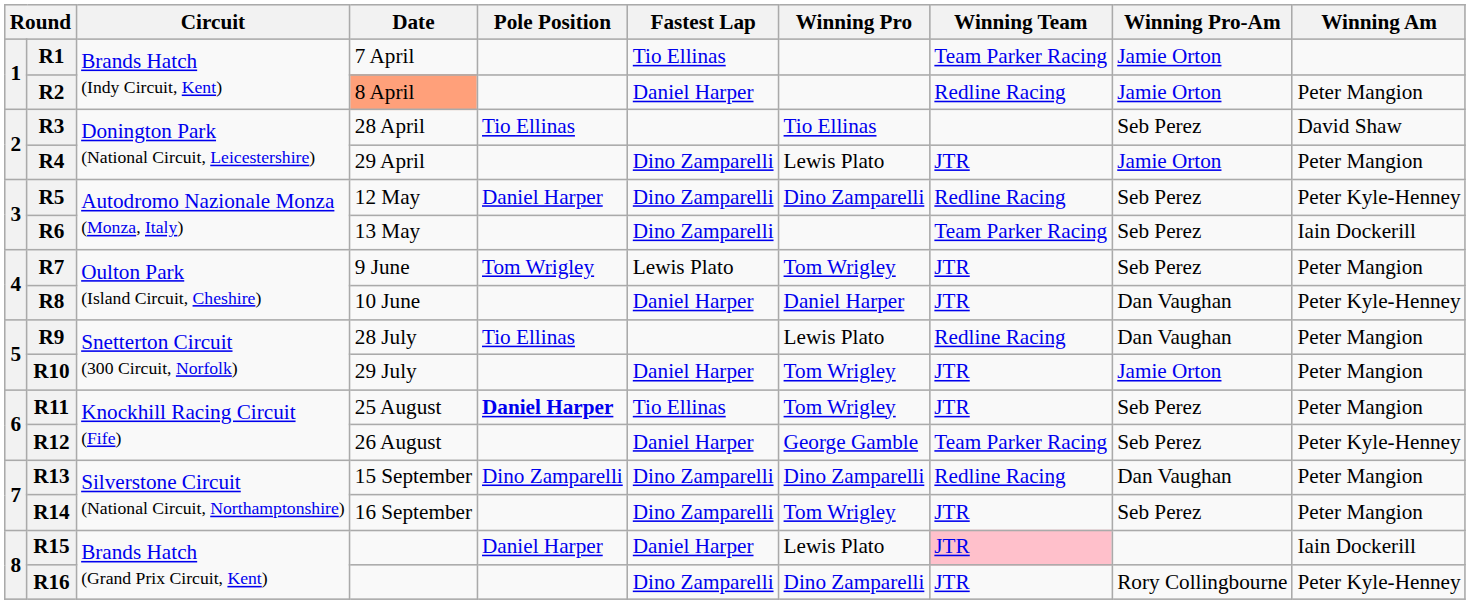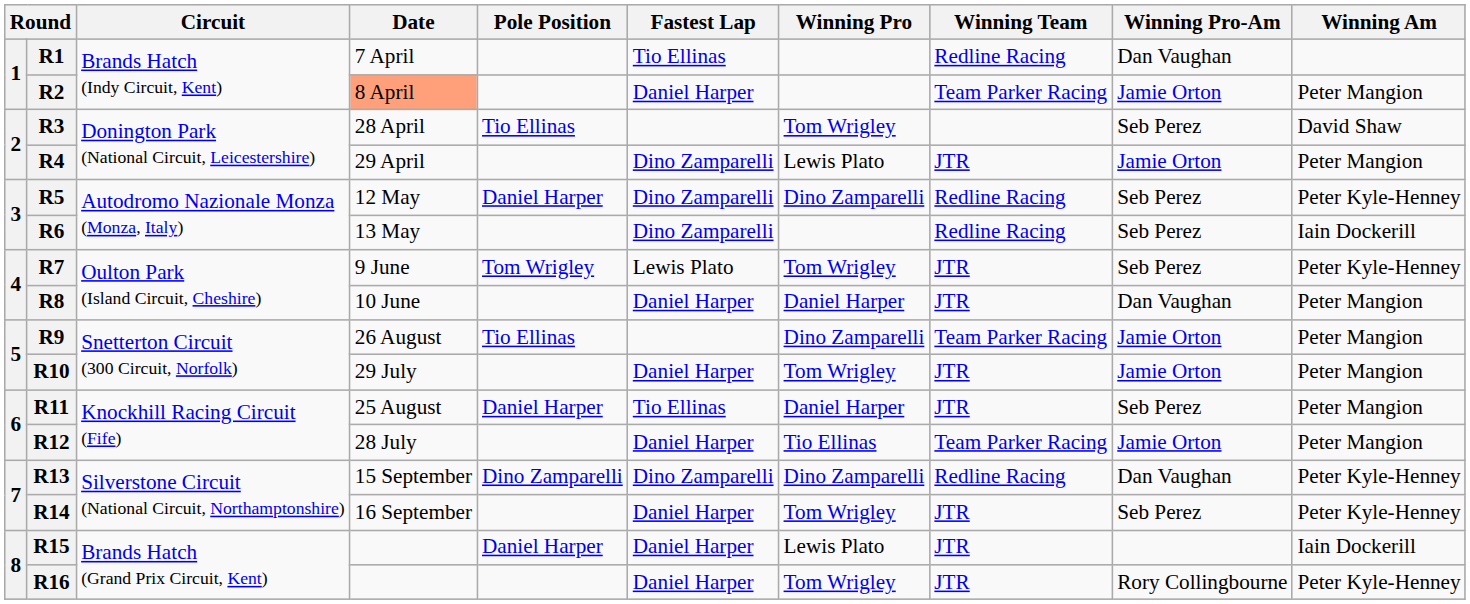(1021, 56) Team Parker Racing -> (1000, 56) Redline Racing
(1169, 56) Jamie Orton -> (1174, 56) Dan Vaughan
(1000, 91) Redline Racing -> (1021, 91) Team Parker Racing
(830, 126) Tio Ellinas -> (840, 126) Tom Wrigley
(1021, 231) Team Parker Racing -> (1000, 231) Redline Racing
(1360, 266) Peter Mangion -> (1379, 266) Peter Kyle-Henney
(1379, 301) Peter Kyle-Henney -> (1360, 301) Peter Mangion
(386, 336) 28 July -> (398, 336) 26 August
(834, 336) Lewis Plato -> (854, 336) Dino Zamparelli
(1000, 336) Redline Racing -> (1021, 336) Team Parker Racing
(1174, 336) Dan Vaughan -> (1169, 336) Jamie Orton
(548, 406) bold -> (542, 406) normal
(840, 406) Tom Wrigley -> (844, 406) Daniel Harper
(398, 441) 26 August -> (386, 441) 28 July
(851, 441) George Gamble -> (830, 441) Tio Ellinas
(1159, 441) Seb Perez -> (1169, 441) Jamie Orton
(1379, 441) Peter Kyle-Henney -> (1360, 441) Peter Mangion
(1360, 476) Peter Mangion -> (1379, 476) Peter Kyle-Henney
(703, 511) Dino Zamparelli -> (693, 511) Daniel Harper
(1360, 511) Peter Mangion -> (1379, 511) Peter Kyle-Henney
(952, 546) pink background -> (952, 546) no background
(703, 581) Dino Zamparelli -> (693, 581) Daniel Harper
(854, 581) Dino Zamparelli -> (840, 581) Tom Wrigley
